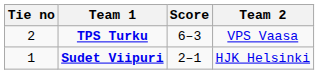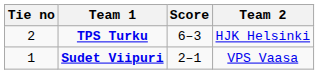(263, 37) VPS Vaasa -> (263, 37) HJK Helsinki
(263, 58) HJK Helsinki -> (263, 58) VPS Vaasa
